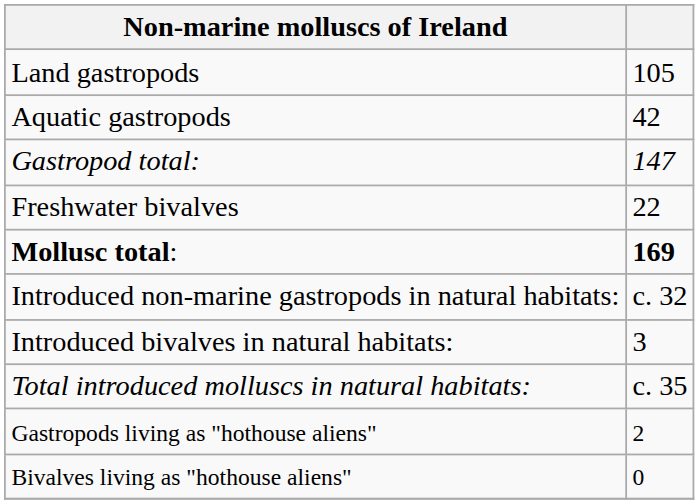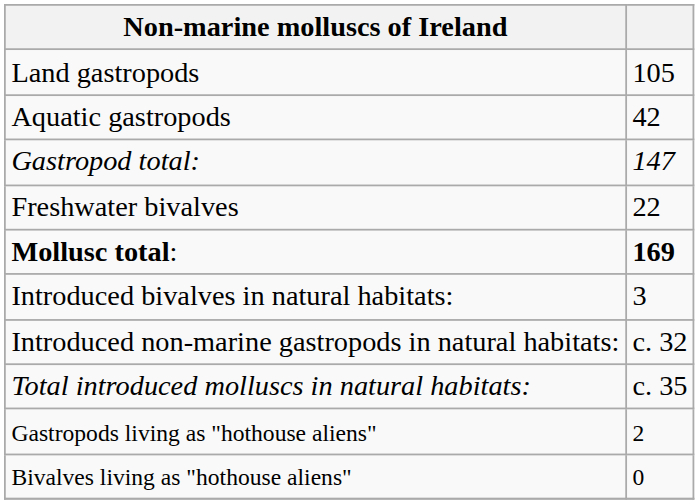rows swapped: (315, 296) <-> (232, 341)
